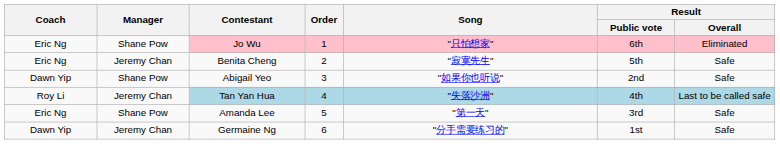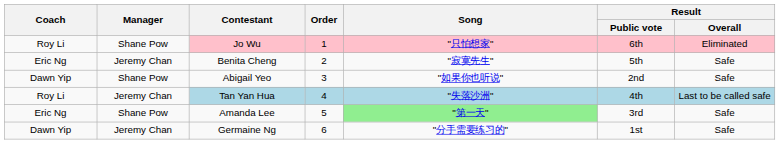(51, 44) Eric Ng -> (51, 44) Roy Li
(470, 113) no background -> (470, 113) lightgreen background
